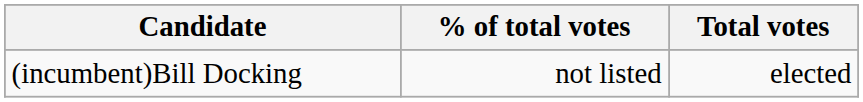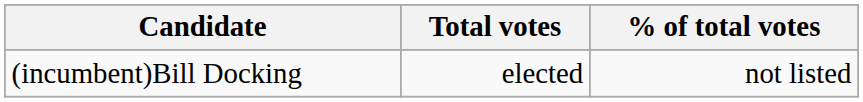columns swapped: (763, 27) <-> (534, 27)
